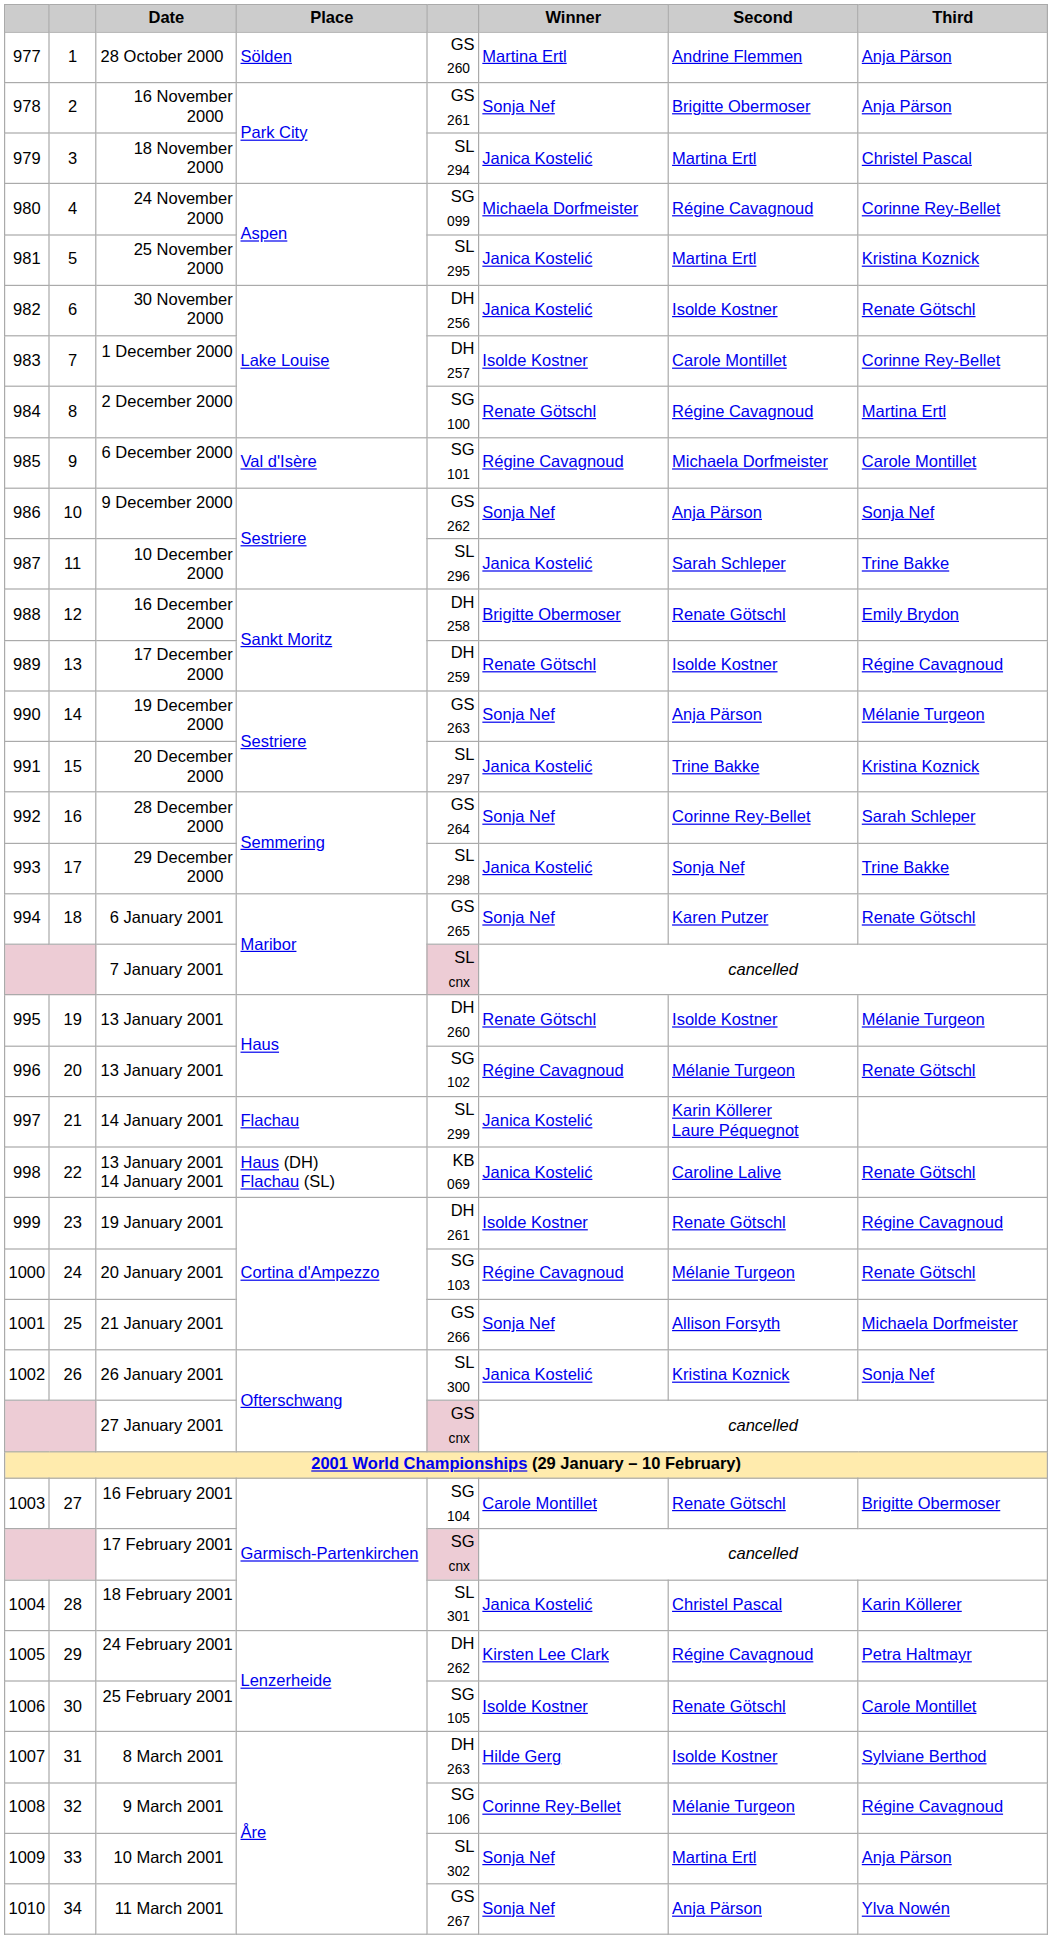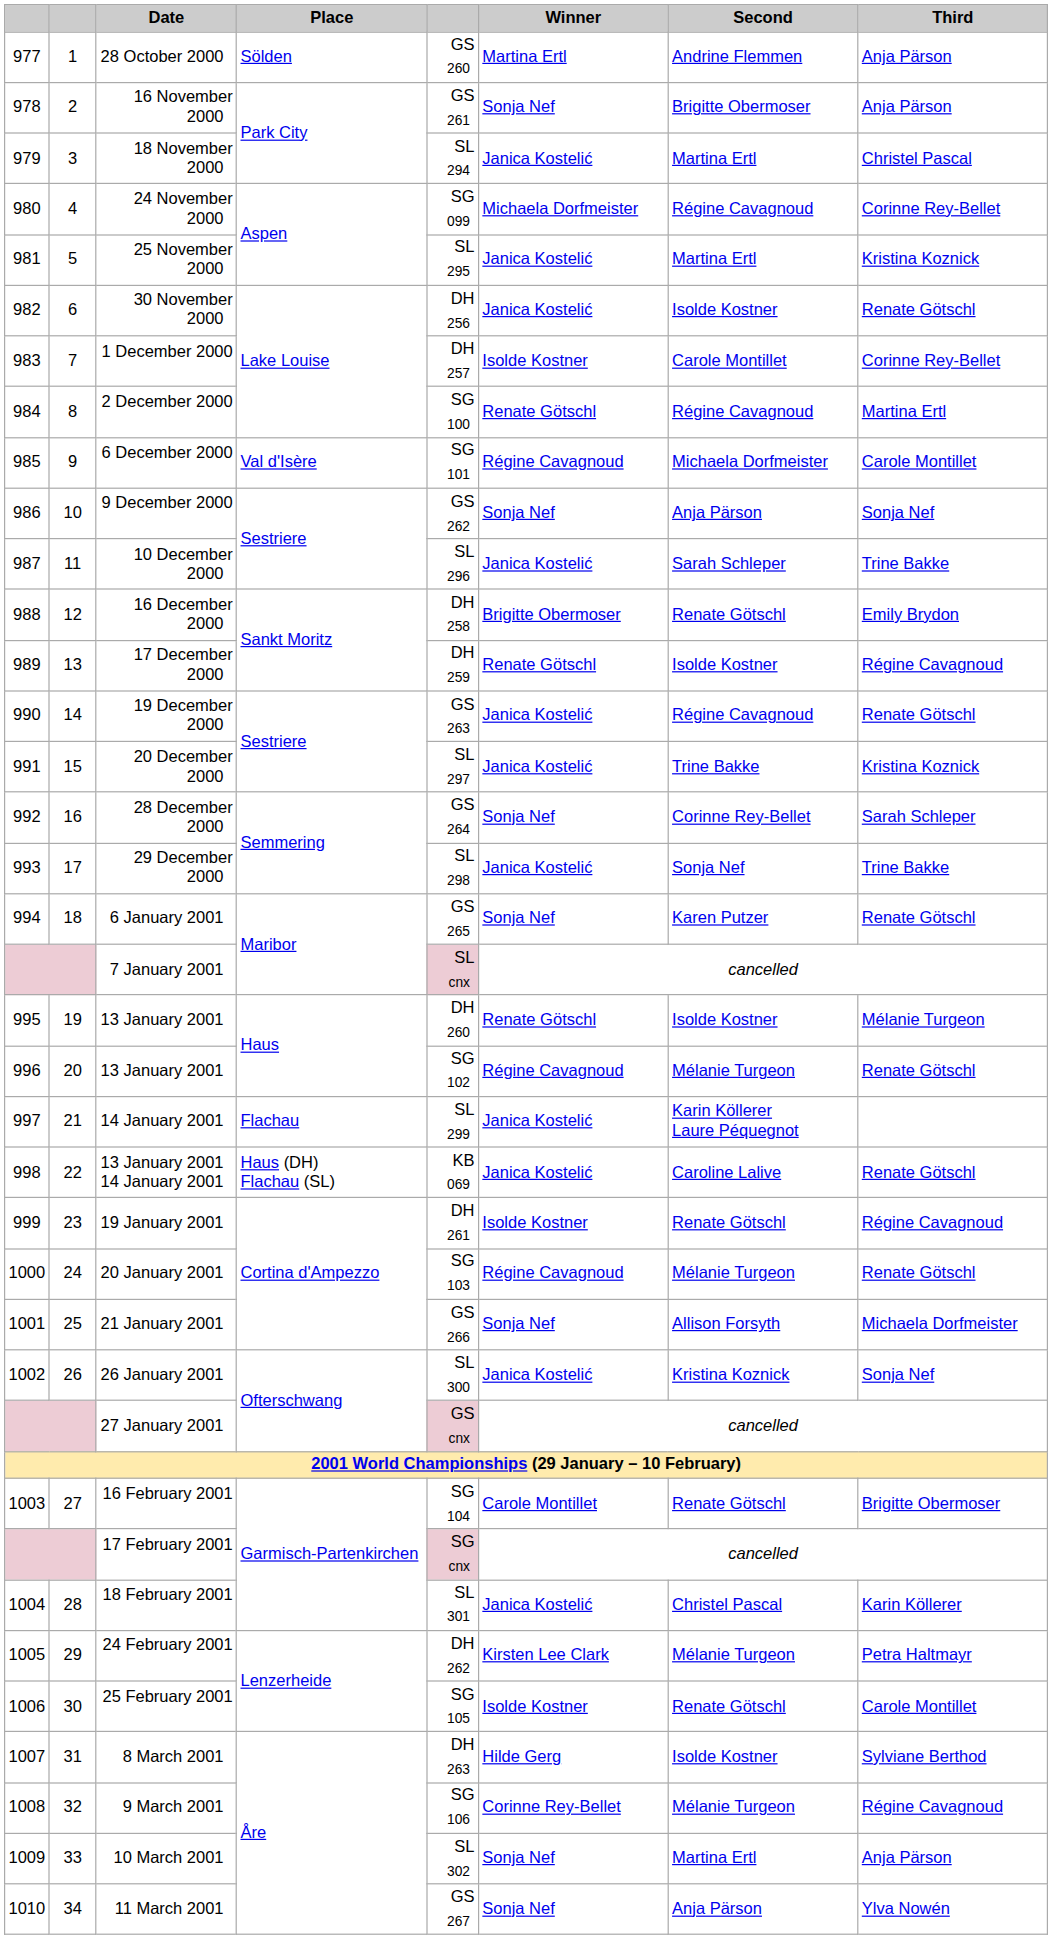(519, 715) Sonja Nef -> (537, 715) Janica Kostelić
(717, 715) Anja Pärson -> (743, 715) Régine Cavagnoud
(923, 715) Mélanie Turgeon -> (919, 715) Renate Götschl
(743, 1655) Régine Cavagnoud -> (734, 1655) Mélanie Turgeon
